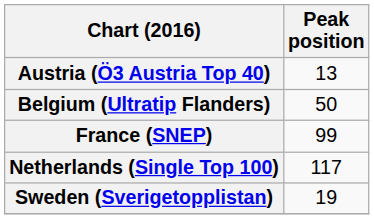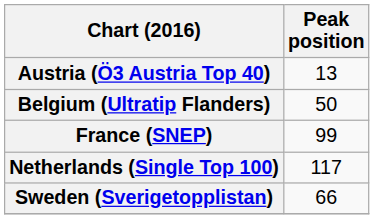(326, 198) 19 -> (326, 198) 66
